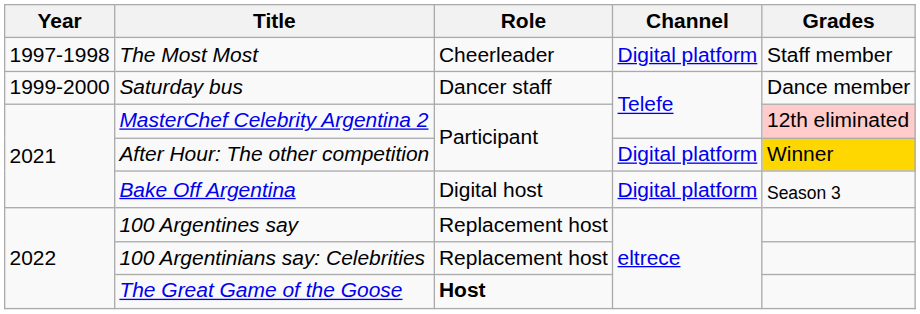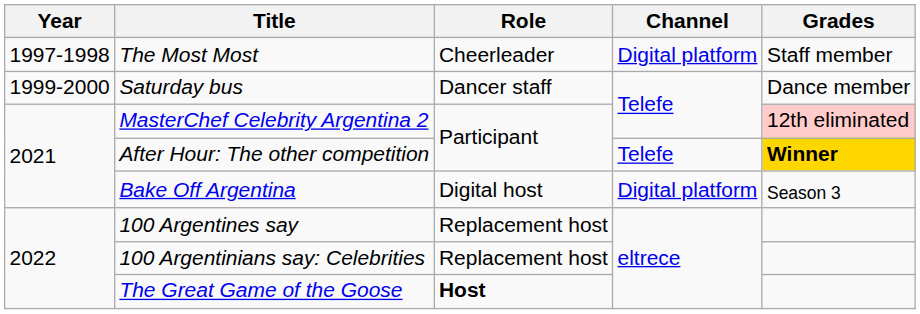(687, 154) Digital platform -> (646, 154) Telefe
(800, 154) normal -> (802, 154) bold
